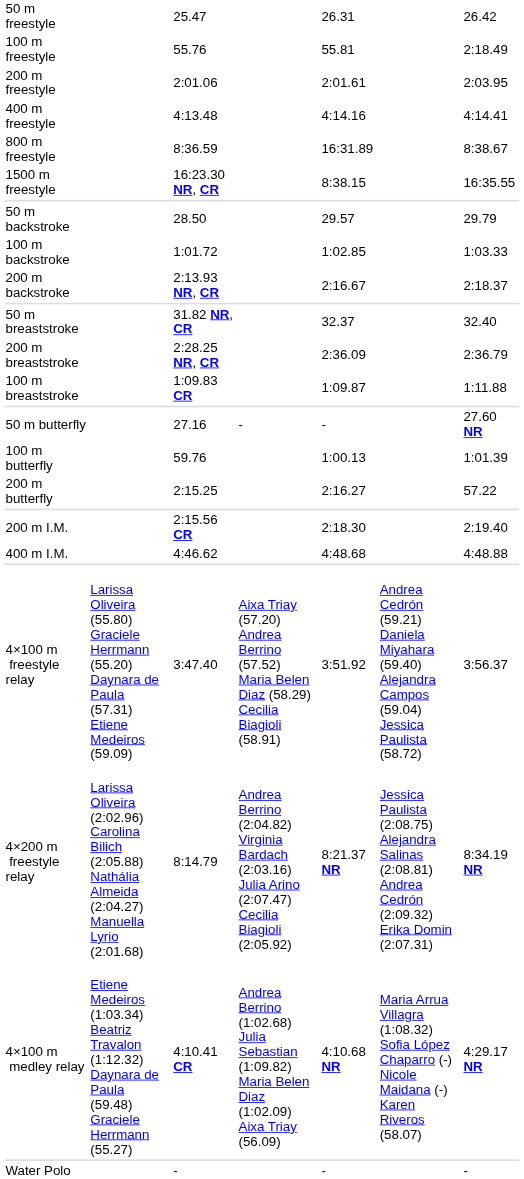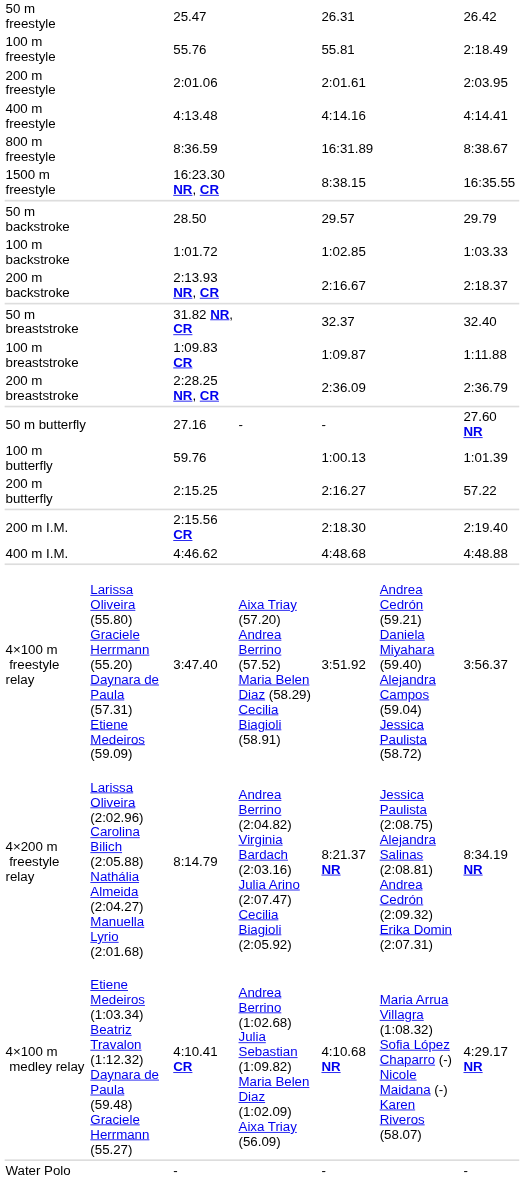rows swapped: (42, 388) <-> (42, 355)
